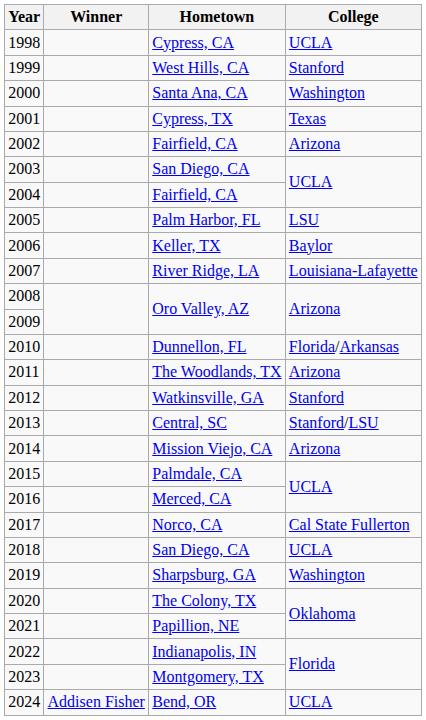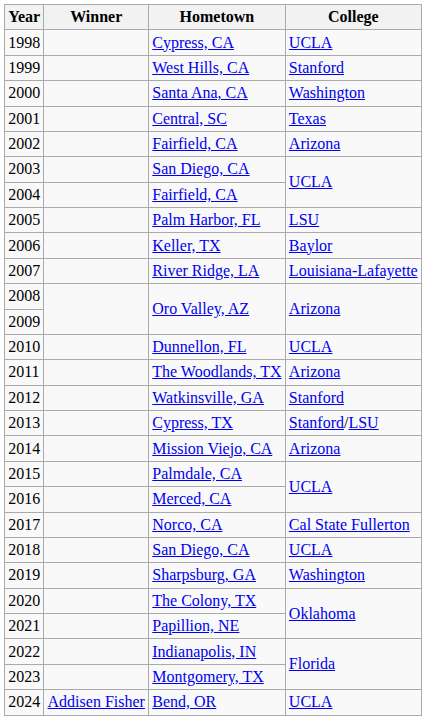(193, 118) Cypress, TX -> (190, 118) Central, SC
(344, 347) Florida/Arkansas -> (311, 347) UCLA
(190, 423) Central, SC -> (193, 423) Cypress, TX
